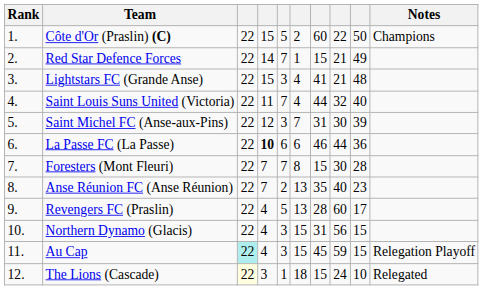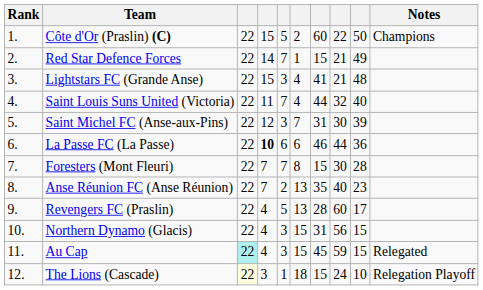(424, 252) Relegation Playoff -> (400, 252) Relegated
(400, 274) Relegated -> (424, 274) Relegation Playoff
